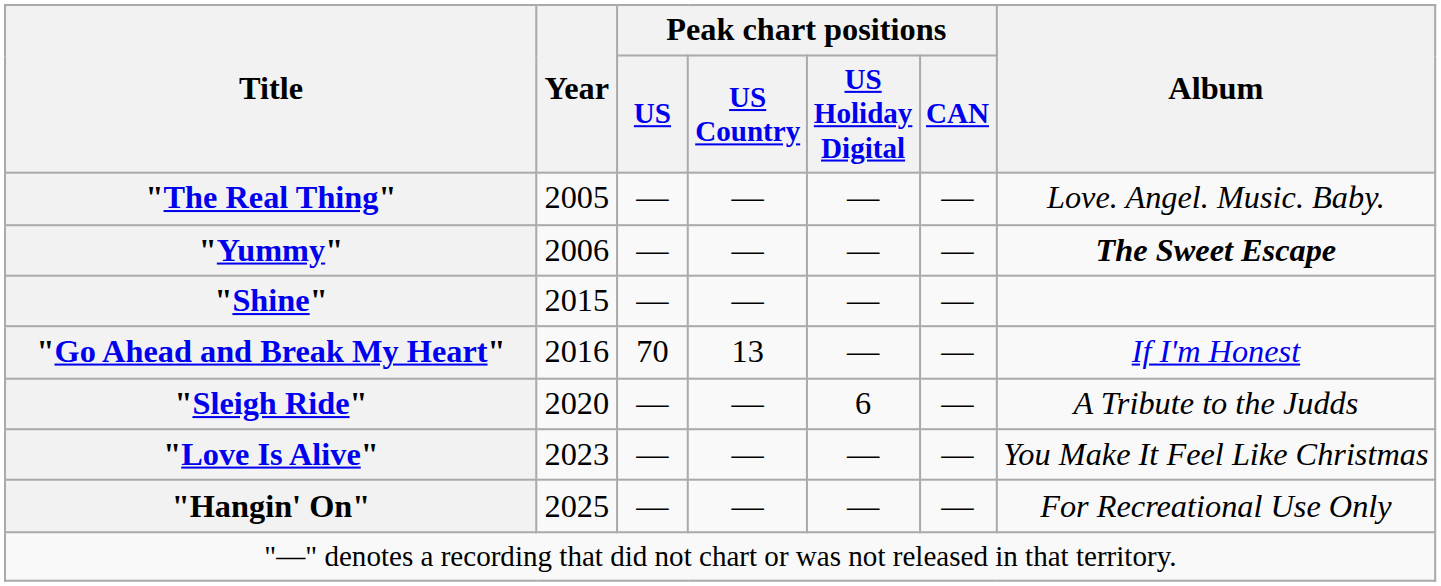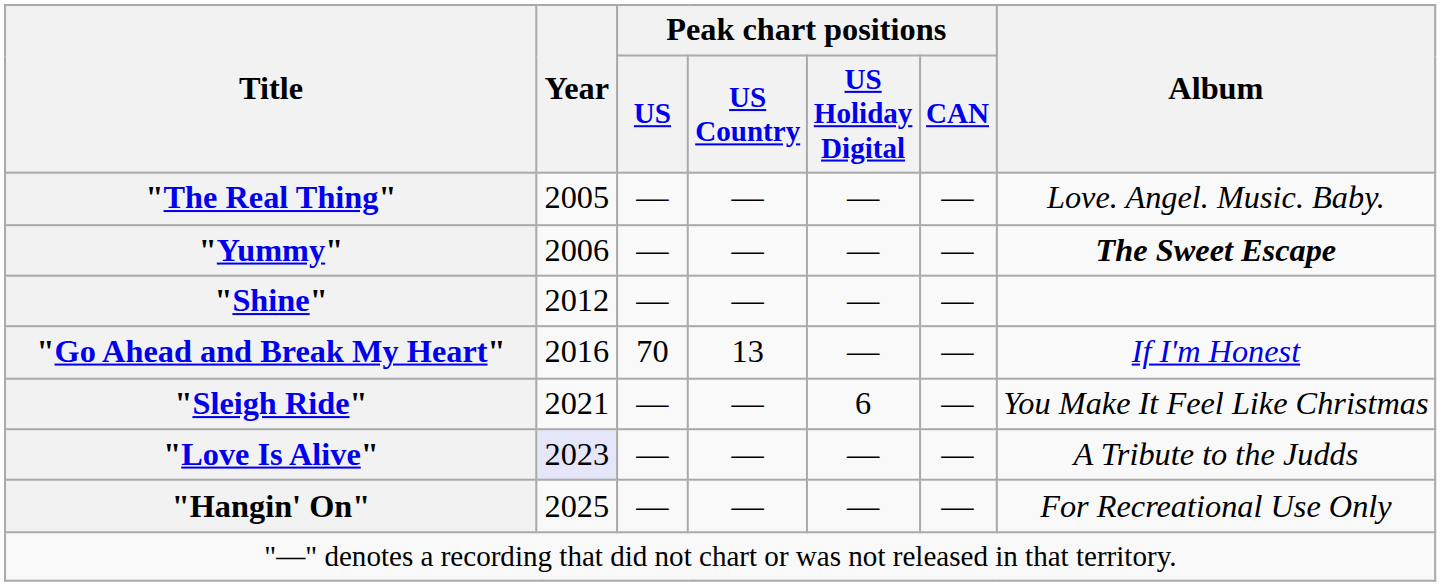(577, 300) 2015 -> (577, 300) 2012
(577, 403) 2020 -> (577, 403) 2021
(1216, 403) A Tribute to the Judds -> (1216, 403) You Make It Feel Like Christmas
(577, 454) no background -> (577, 454) lavender background
(1216, 454) You Make It Feel Like Christmas -> (1216, 454) A Tribute to the Judds
